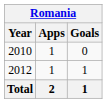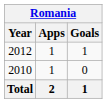rows swapped: (20, 51) <-> (20, 70)
